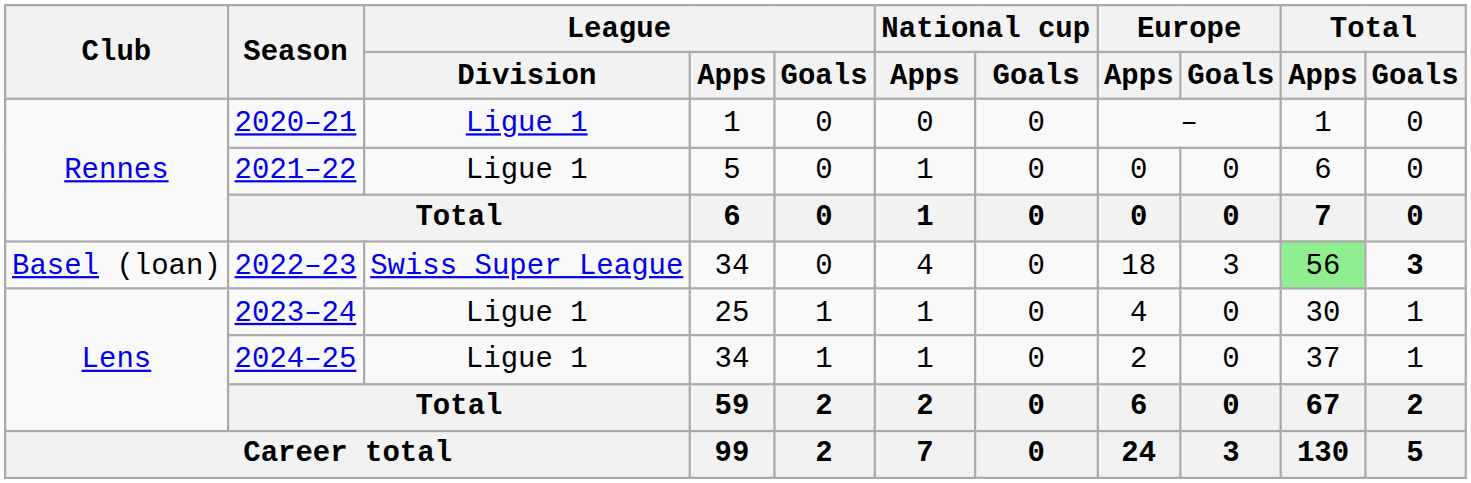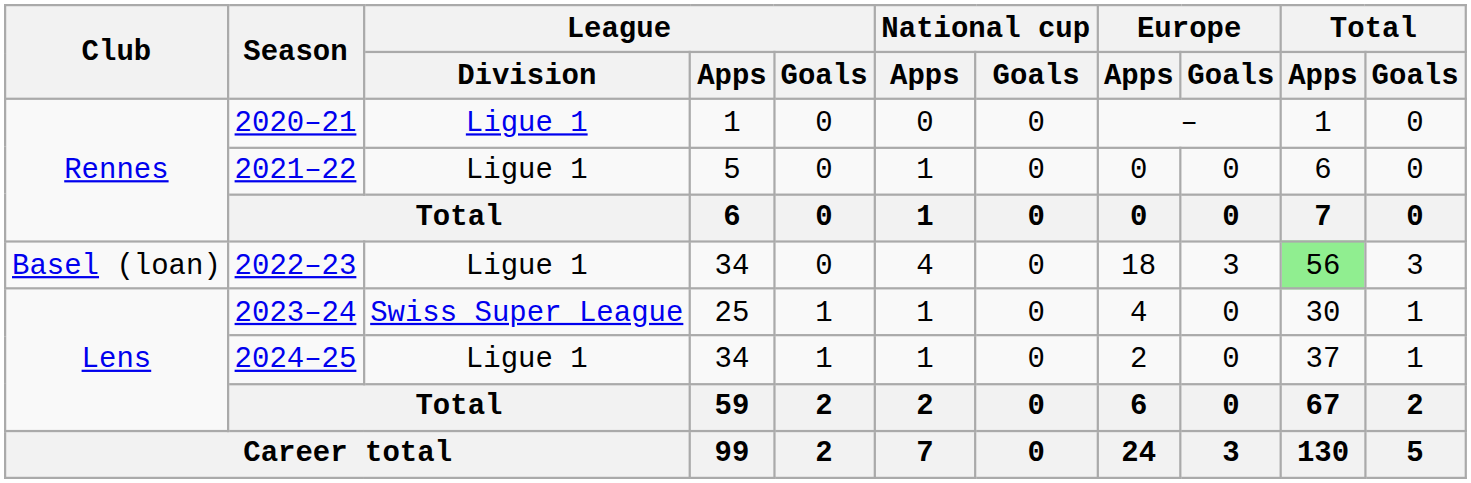(527, 265) Swiss Super League -> (527, 265) Ligue 1
(1415, 265) bold -> (1415, 265) normal
(527, 312) Ligue 1 -> (527, 312) Swiss Super League
